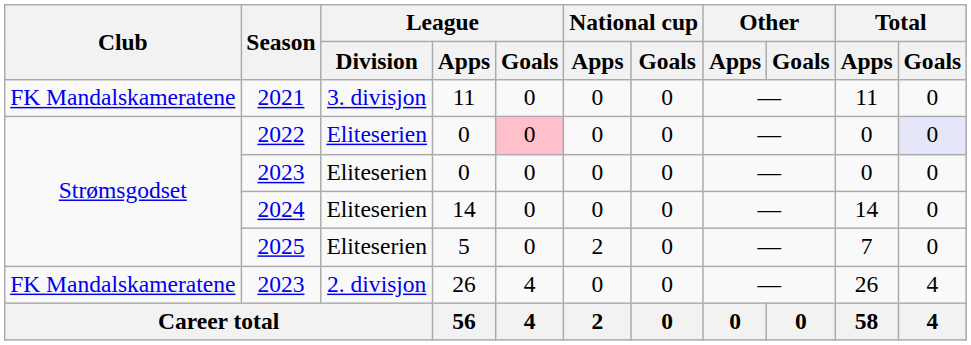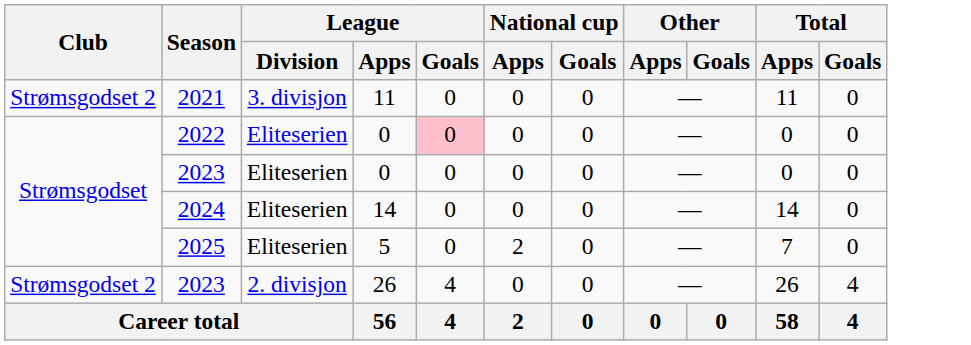(123, 97) FK Mandalskameratene -> (83, 97) Strømsgodset 2
(932, 135) lavender background -> (853, 135) no background
(123, 284) FK Mandalskameratene -> (83, 284) Strømsgodset 2
